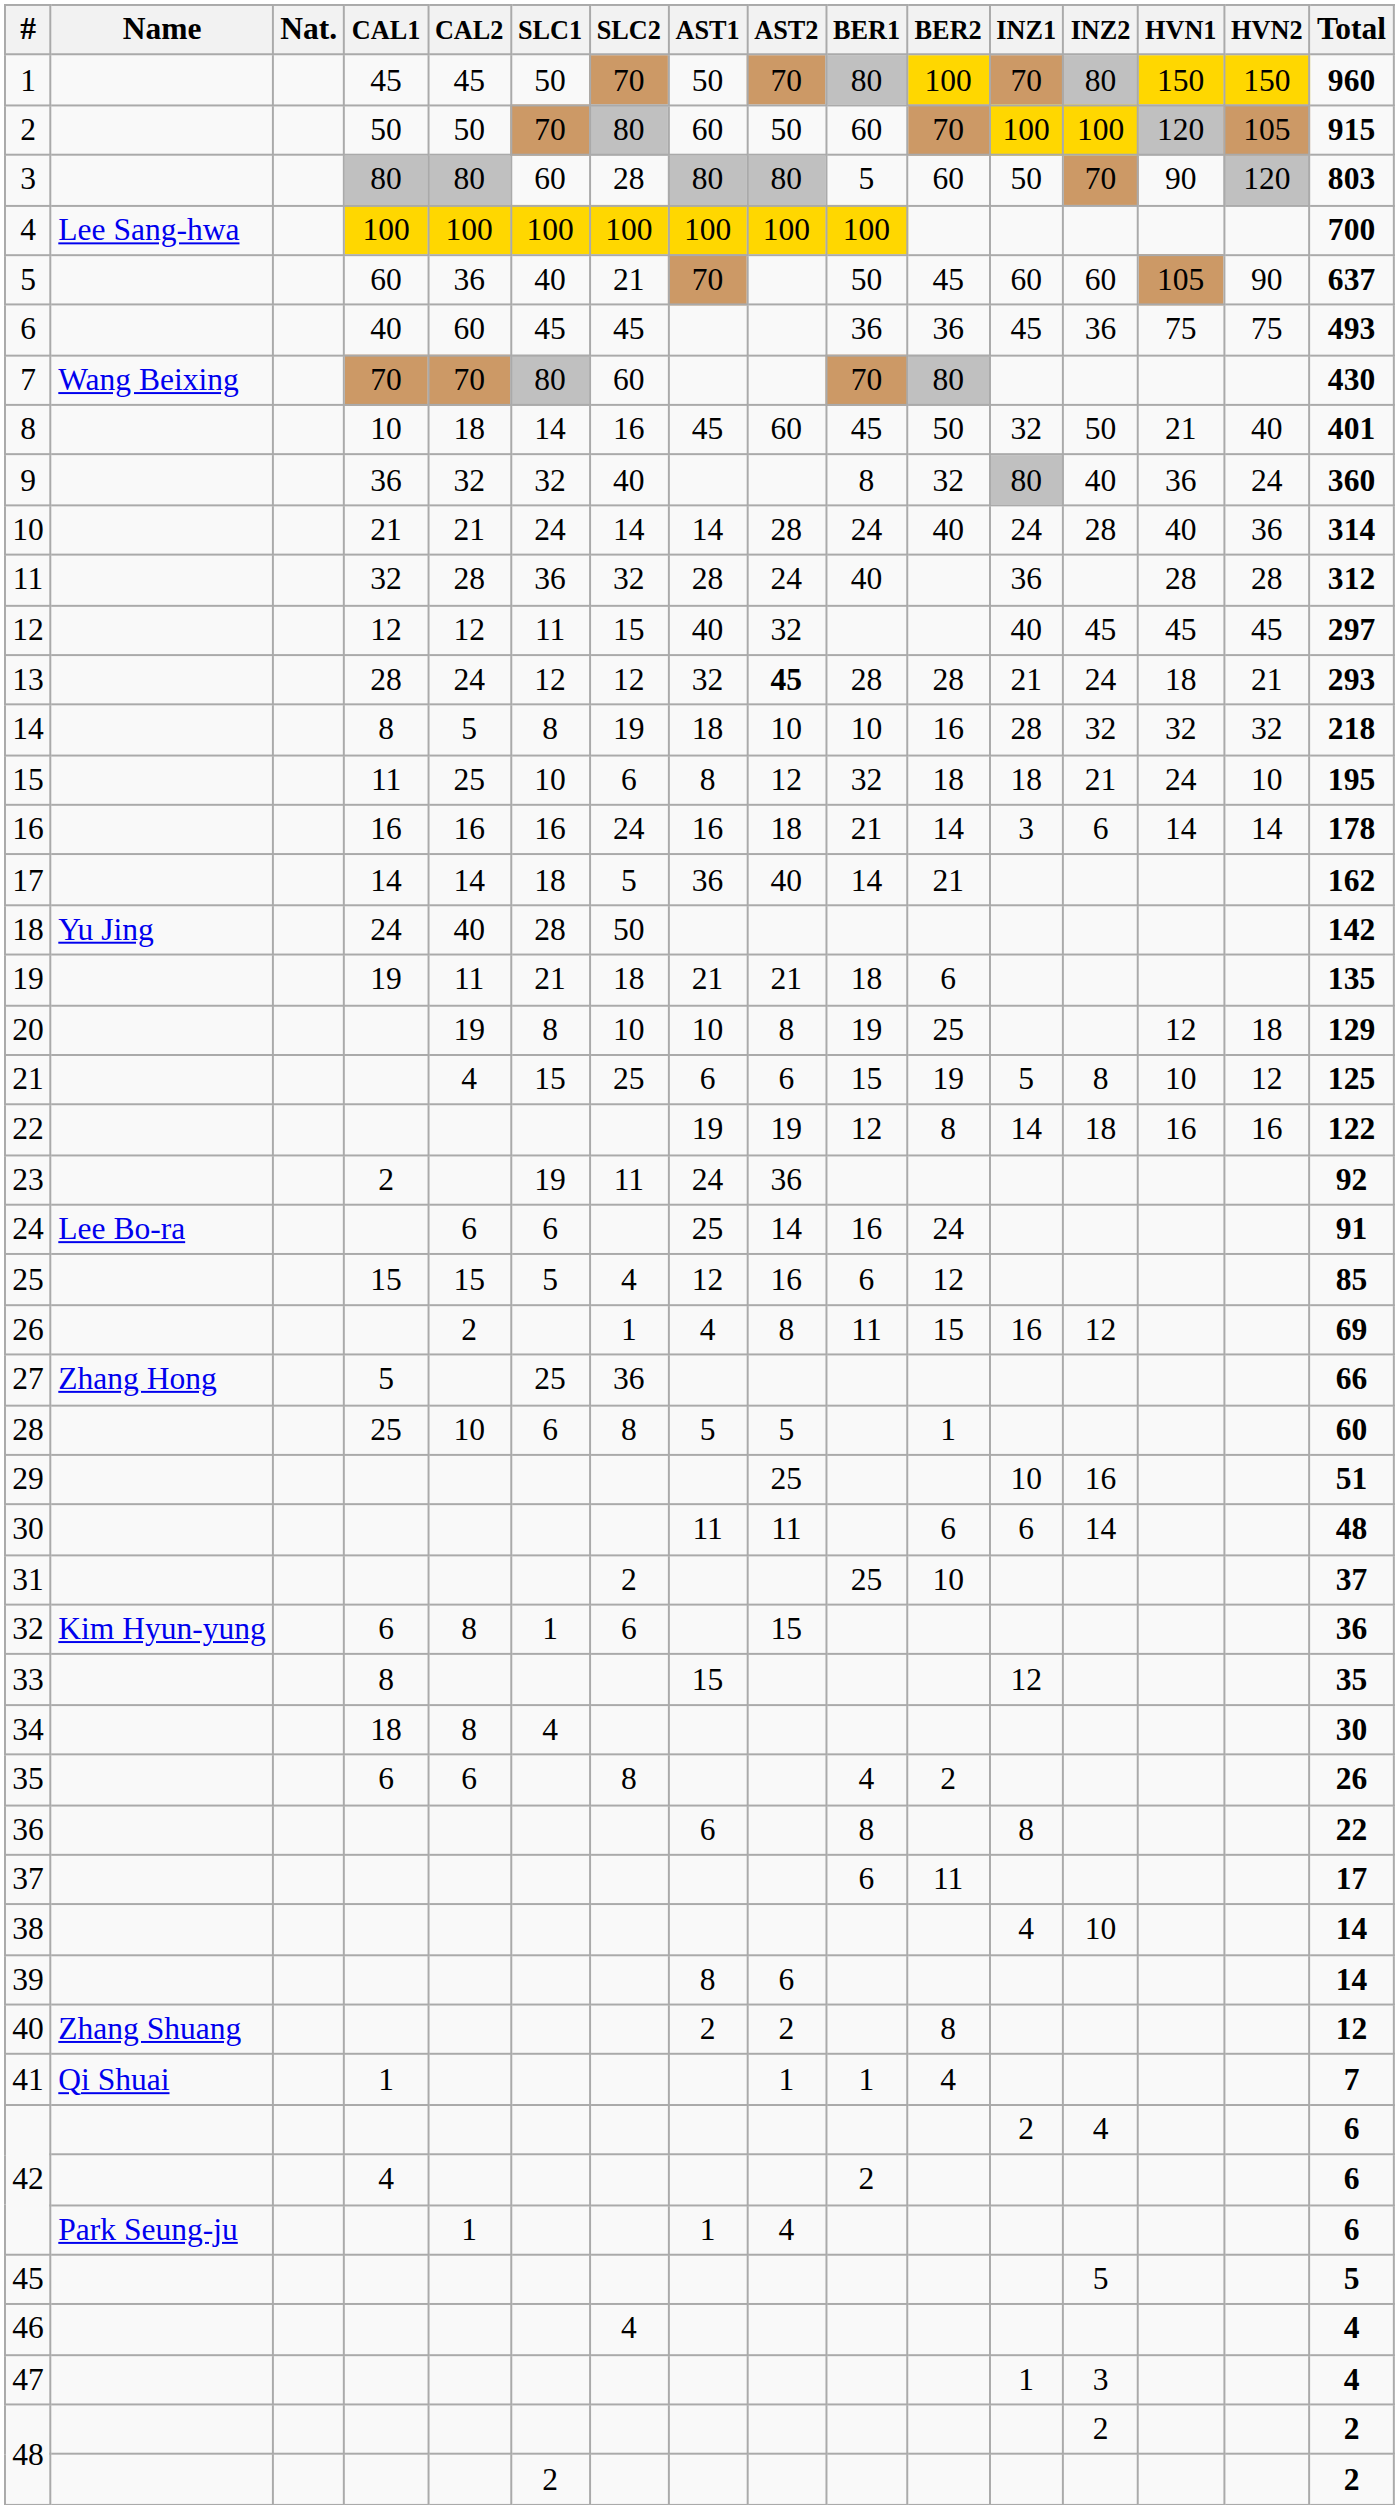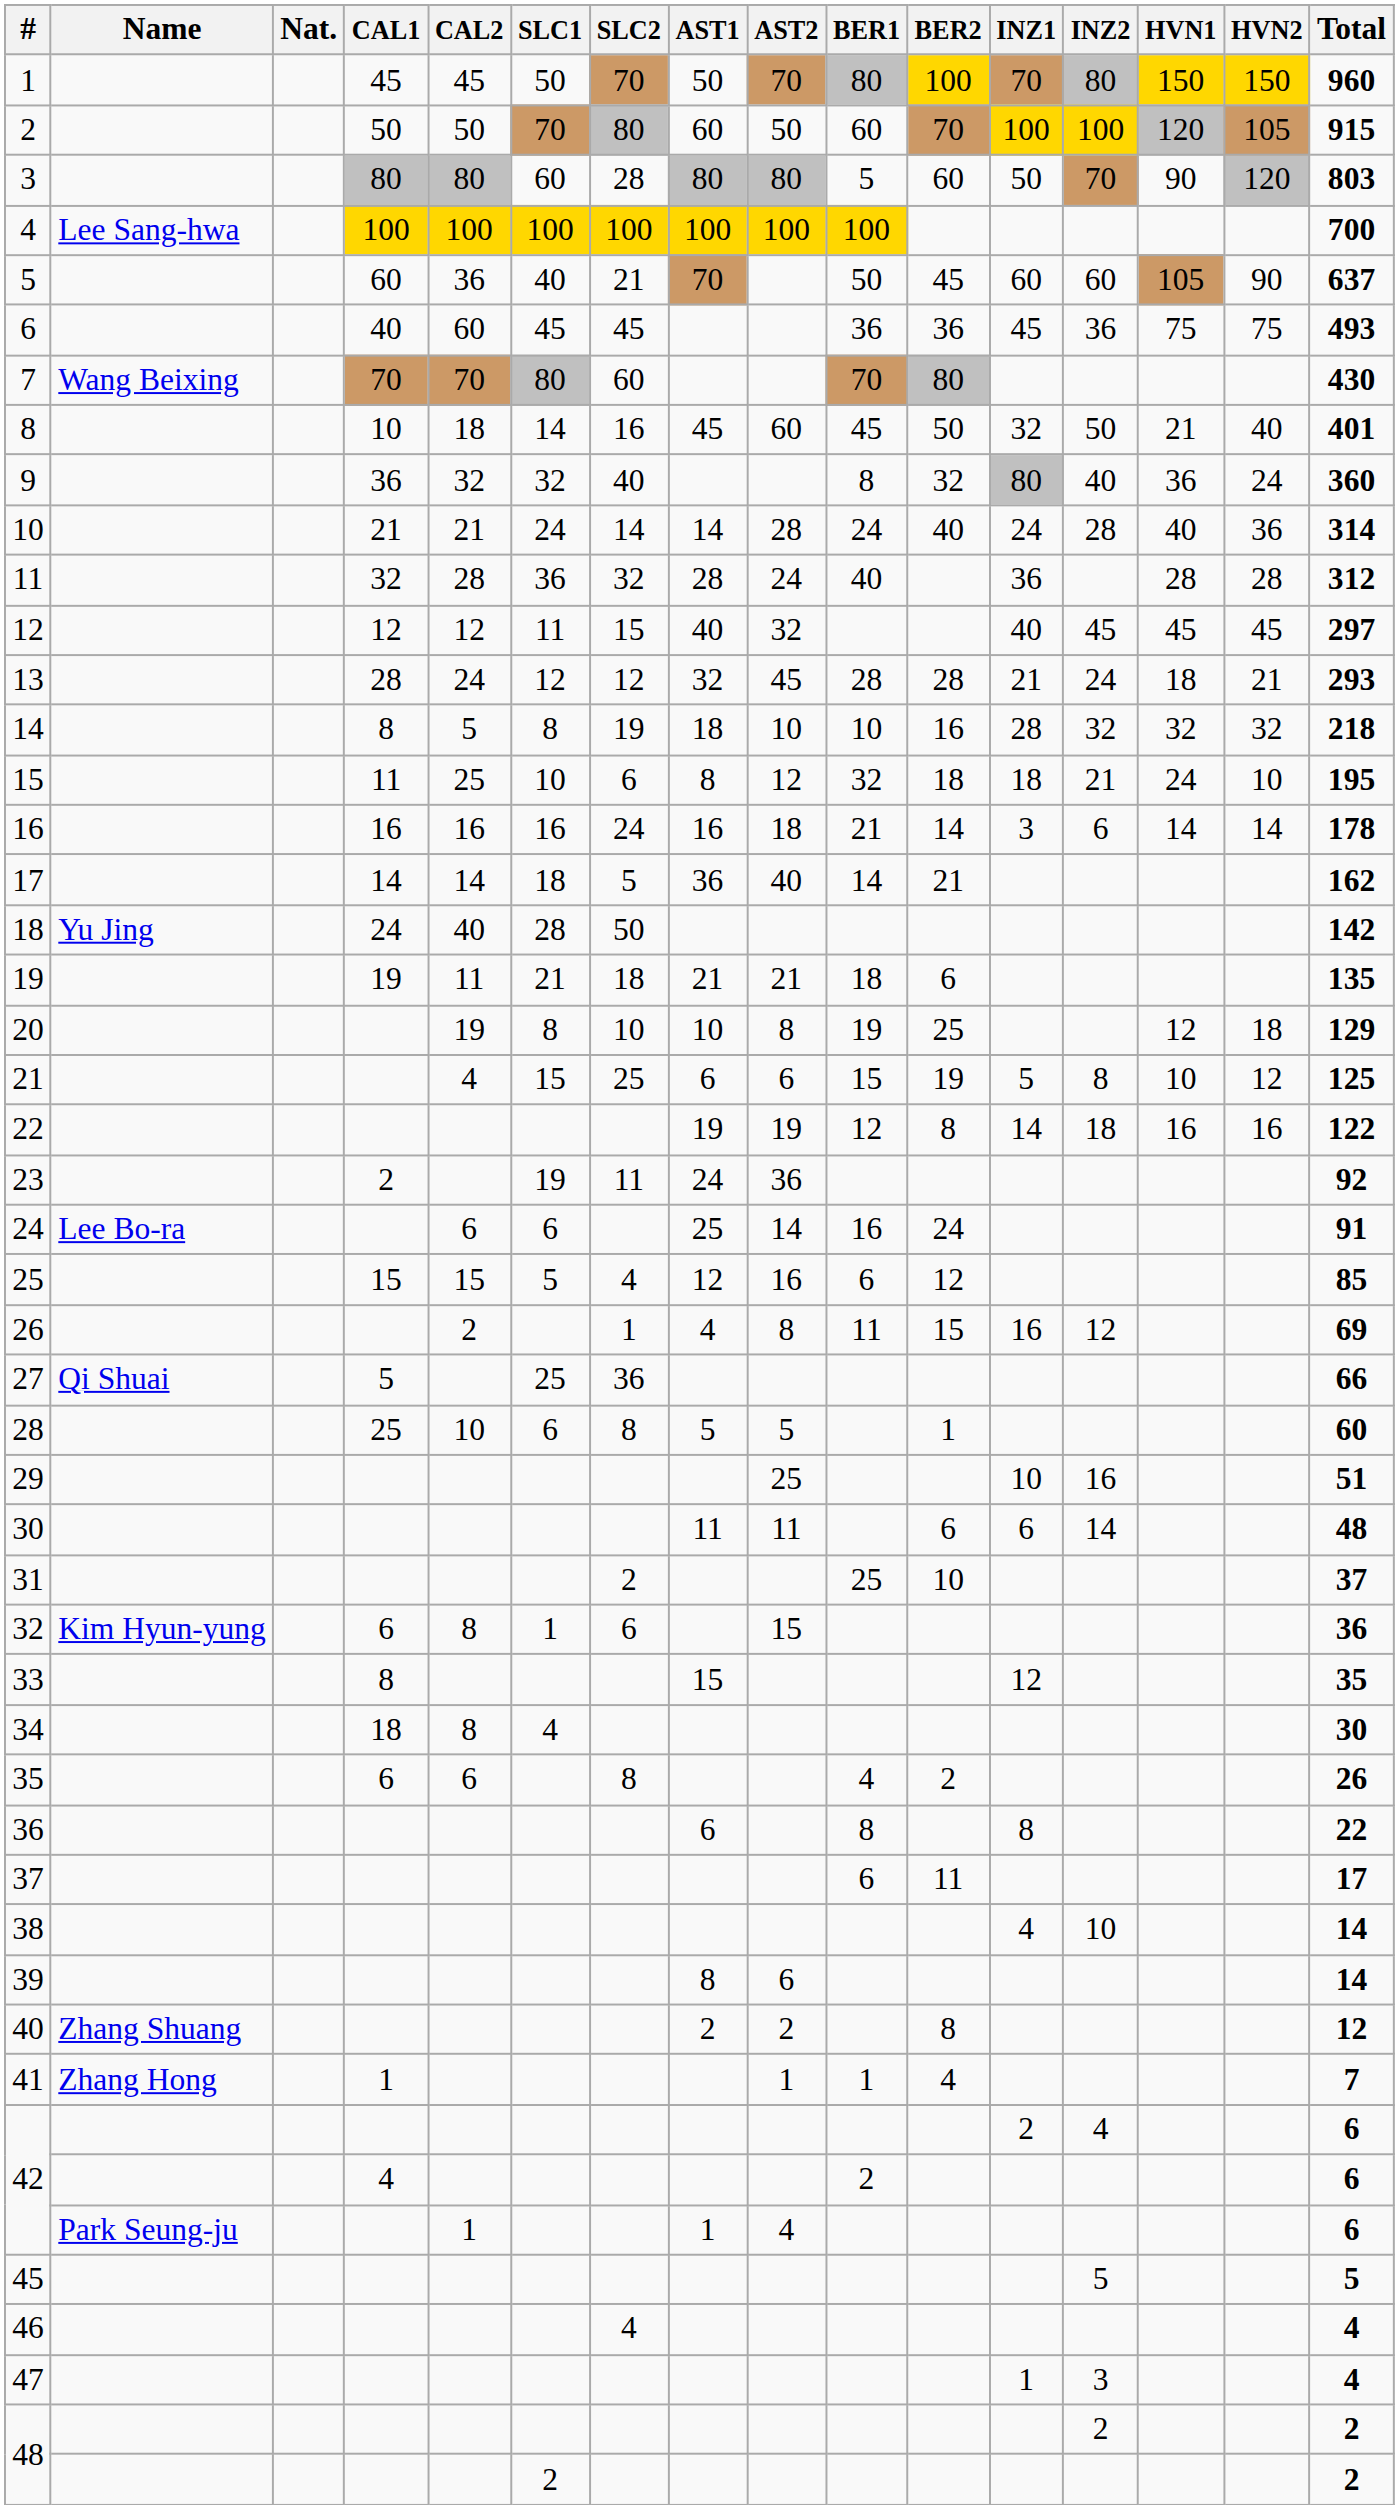(786, 679) bold -> (786, 679) normal
(138, 1379) Zhang Hong -> (114, 1379) Qi Shuai
(114, 2079) Qi Shuai -> (138, 2079) Zhang Hong
